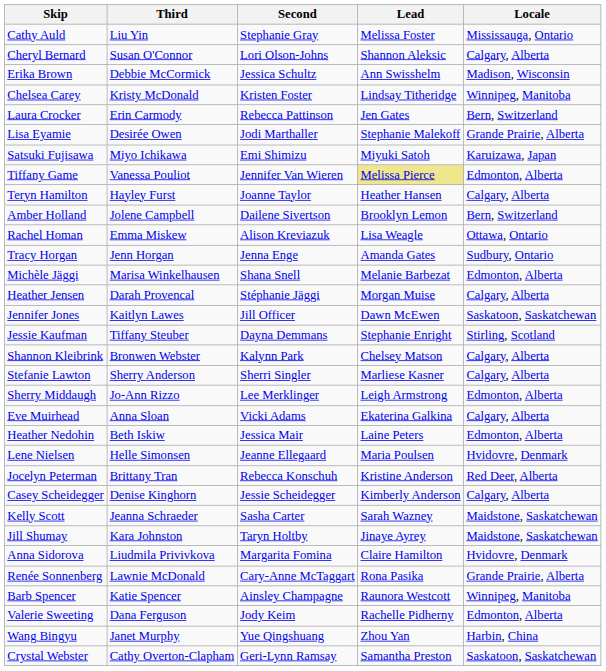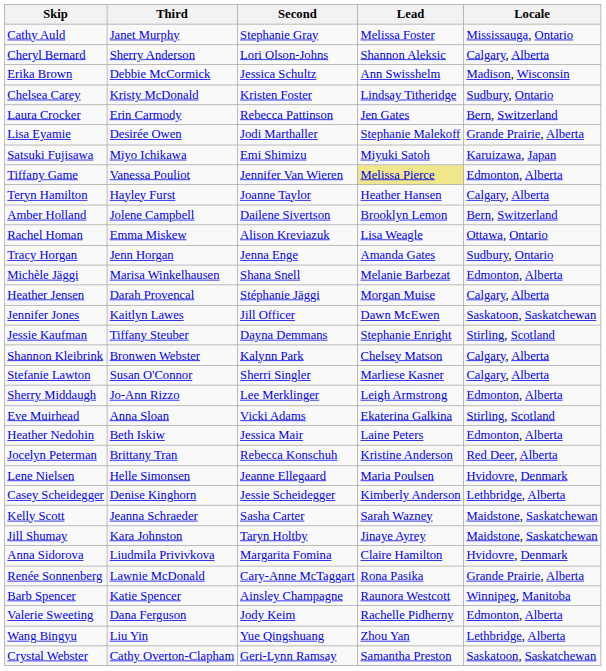(129, 34) Liu Yin -> (145, 34) Janet Murphy
(151, 54) Susan O'Connor -> (152, 54) Sherry Anderson
(518, 94) Winnipeg, Manitoba -> (510, 94) Sudbury, Ontario
(152, 375) Sherry Anderson -> (151, 375) Susan O'Connor
(508, 415) Calgary, Alberta -> (511, 415) Stirling, Scotland
rows swapped: (41, 455) <-> (52, 475)
(508, 495) Calgary, Alberta -> (516, 495) Lethbridge, Alberta
(145, 635) Janet Murphy -> (129, 635) Liu Yin
(502, 635) Harbin, China -> (516, 635) Lethbridge, Alberta
